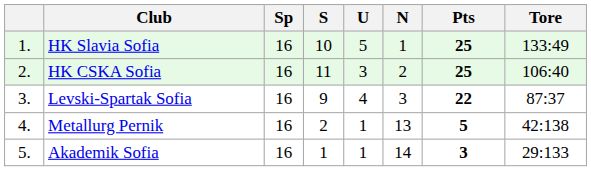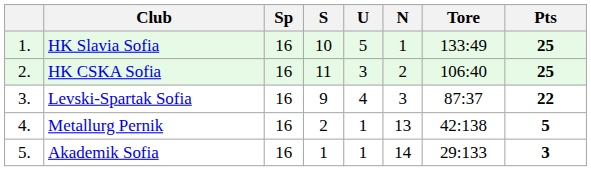columns swapped: (545, 17) <-> (463, 17)
